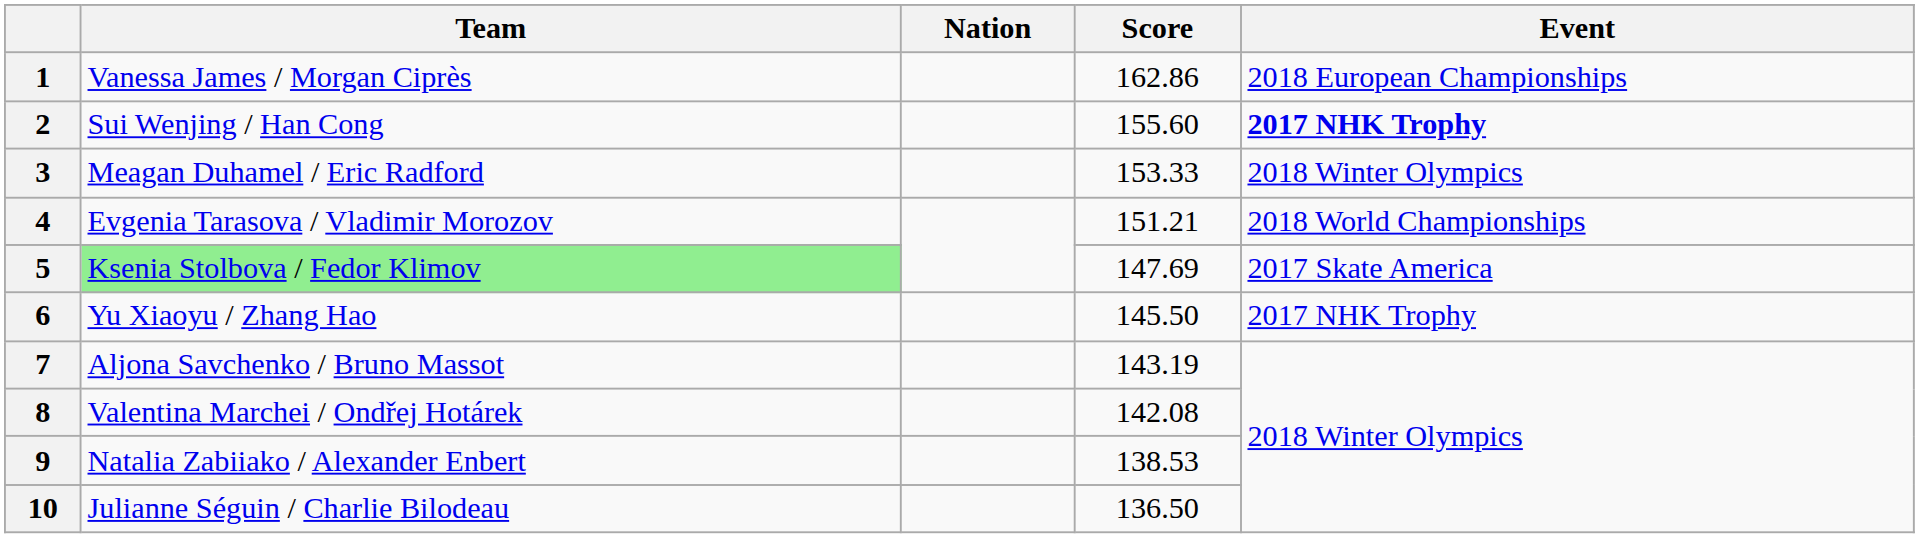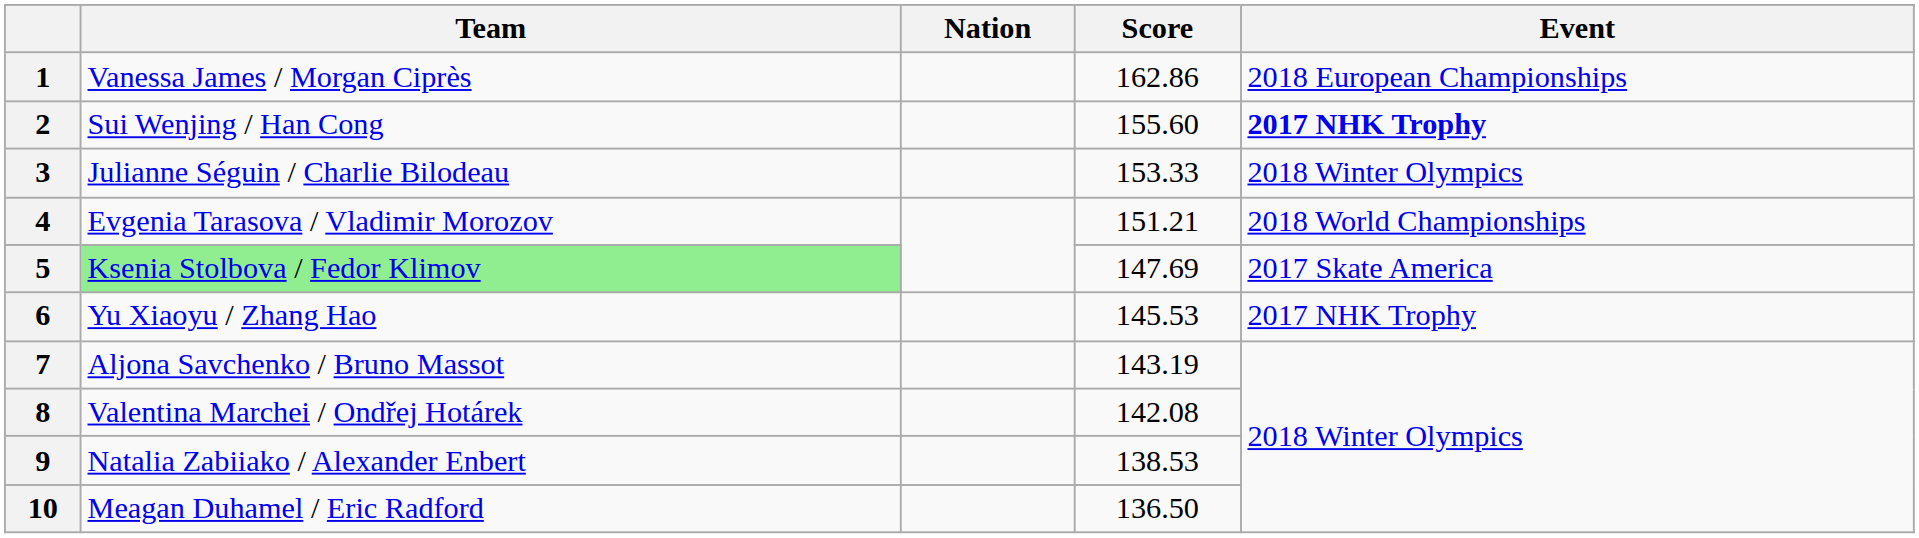(286, 172) Meagan Duhamel / Eric Radford -> (298, 172) Julianne Séguin / Charlie Bilodeau
(1157, 316) 145.50 -> (1157, 316) 145.53
(298, 508) Julianne Séguin / Charlie Bilodeau -> (286, 508) Meagan Duhamel / Eric Radford
